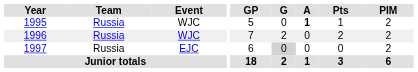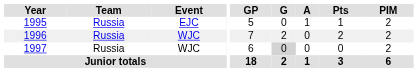(189, 23) WJC -> (189, 23) EJC
(307, 23) bold -> (307, 23) normal
(189, 48) EJC -> (189, 48) WJC
